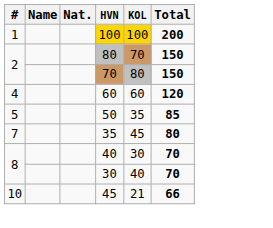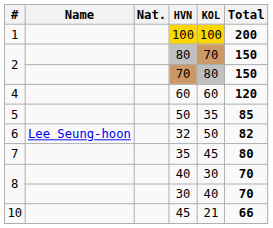+ row: (183, 134)
